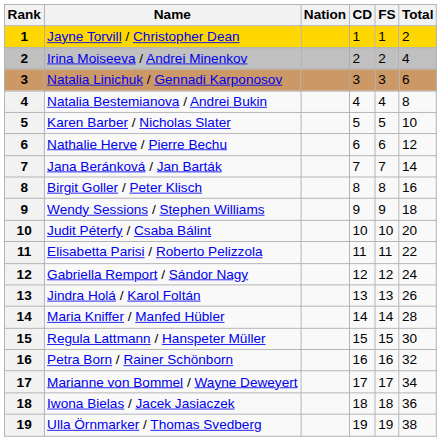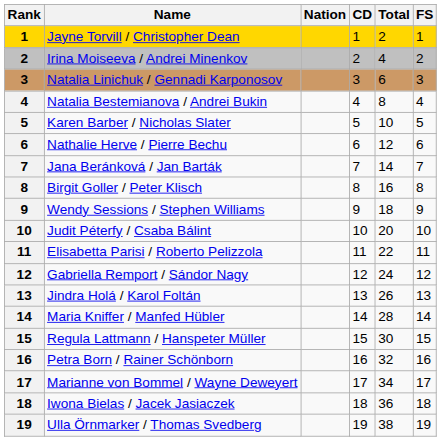columns swapped: (387, 15) <-> (418, 15)
